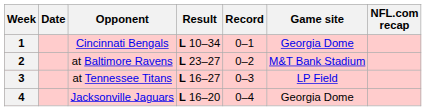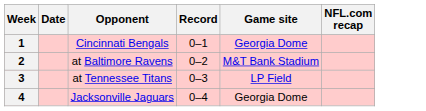- column: (200, 19)
